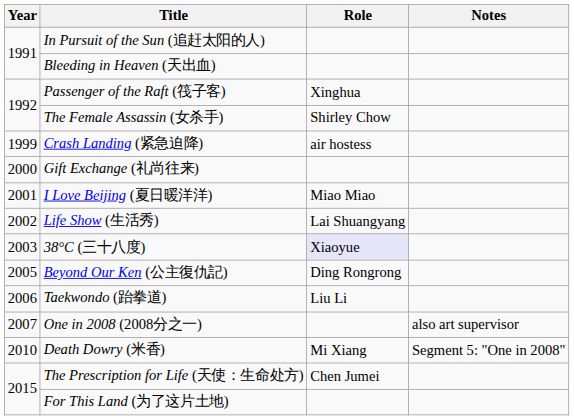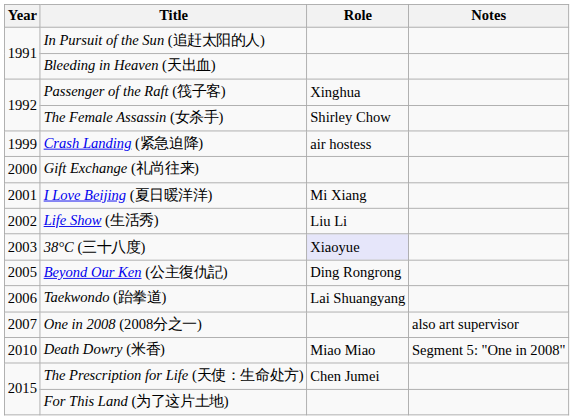(343, 195) Miao Miao -> (338, 195) Mi Xiang
(358, 221) Lai Shuangyang -> (329, 221) Liu Li
(329, 298) Liu Li -> (358, 298) Lai Shuangyang
(338, 350) Mi Xiang -> (343, 350) Miao Miao
